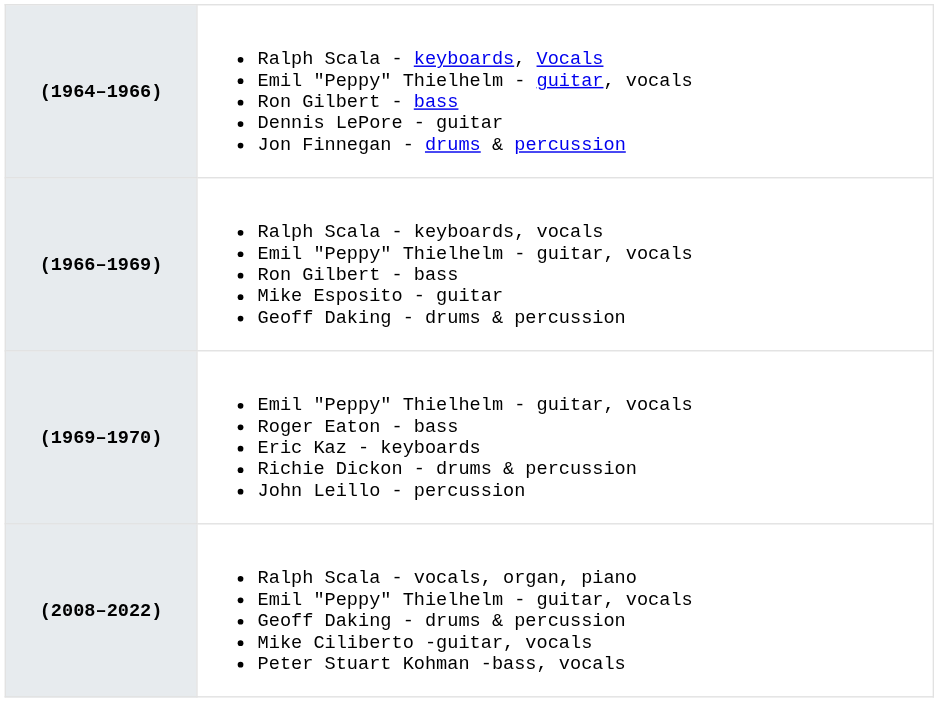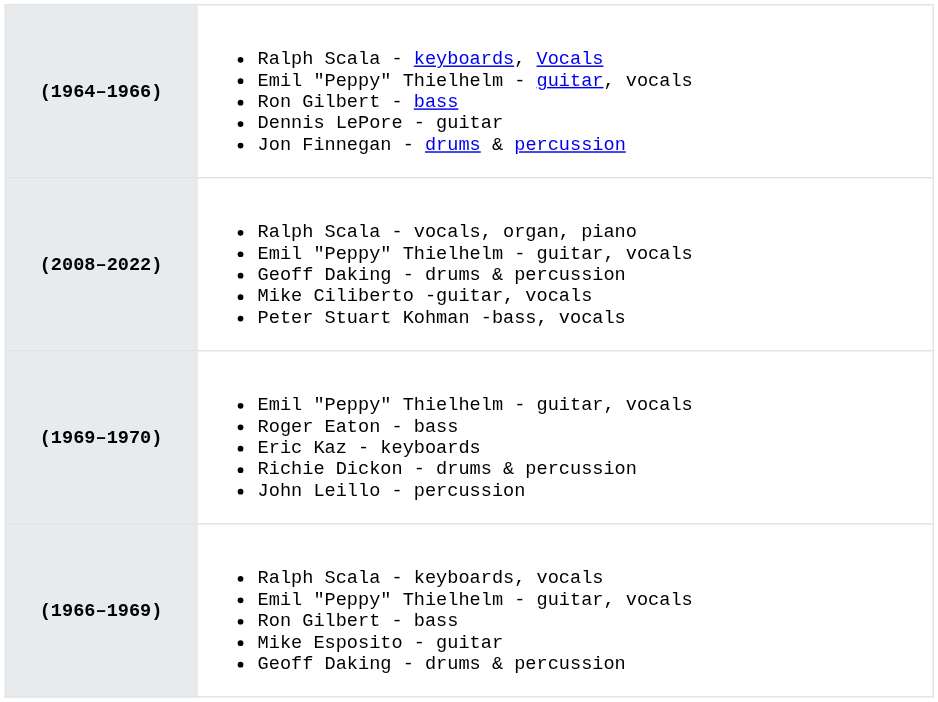rows swapped: (101, 264) <-> (101, 610)
